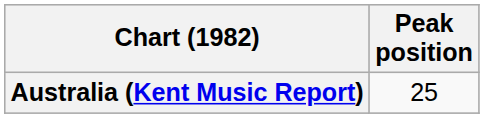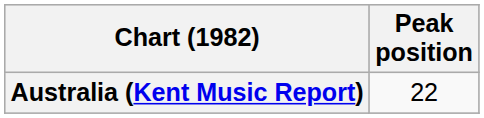(424, 92) 25 -> (424, 92) 22
